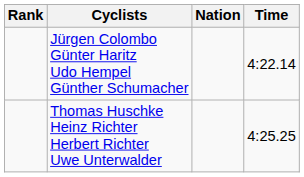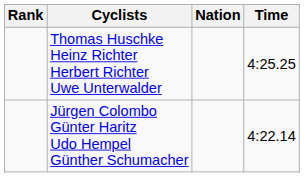rows swapped: (119, 63) <-> (107, 135)
